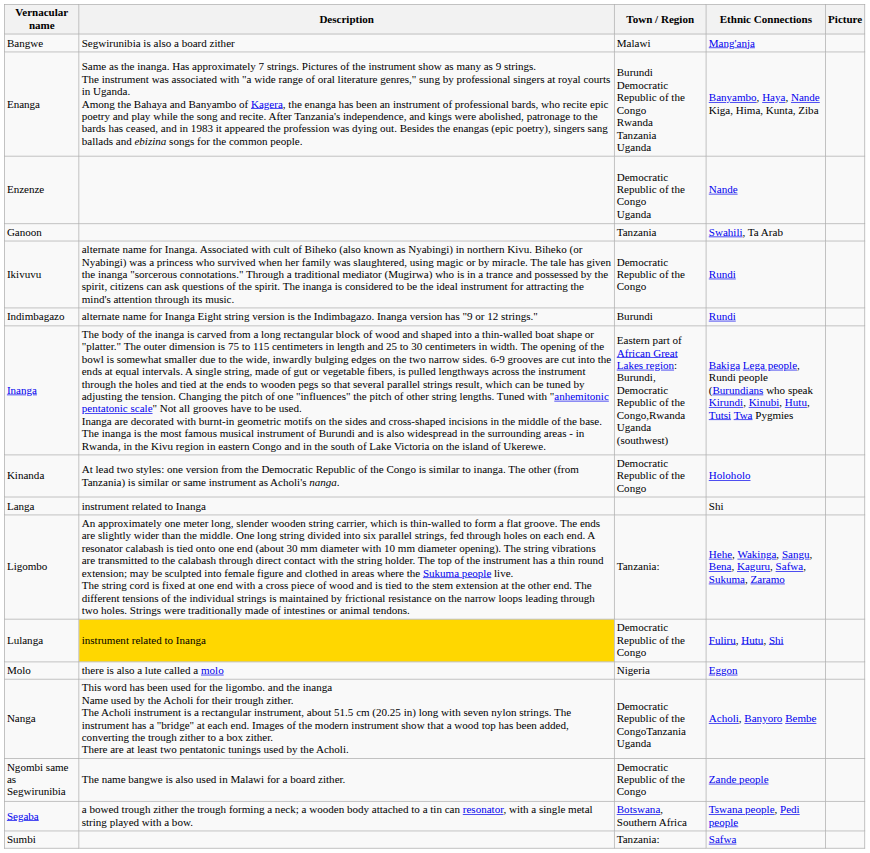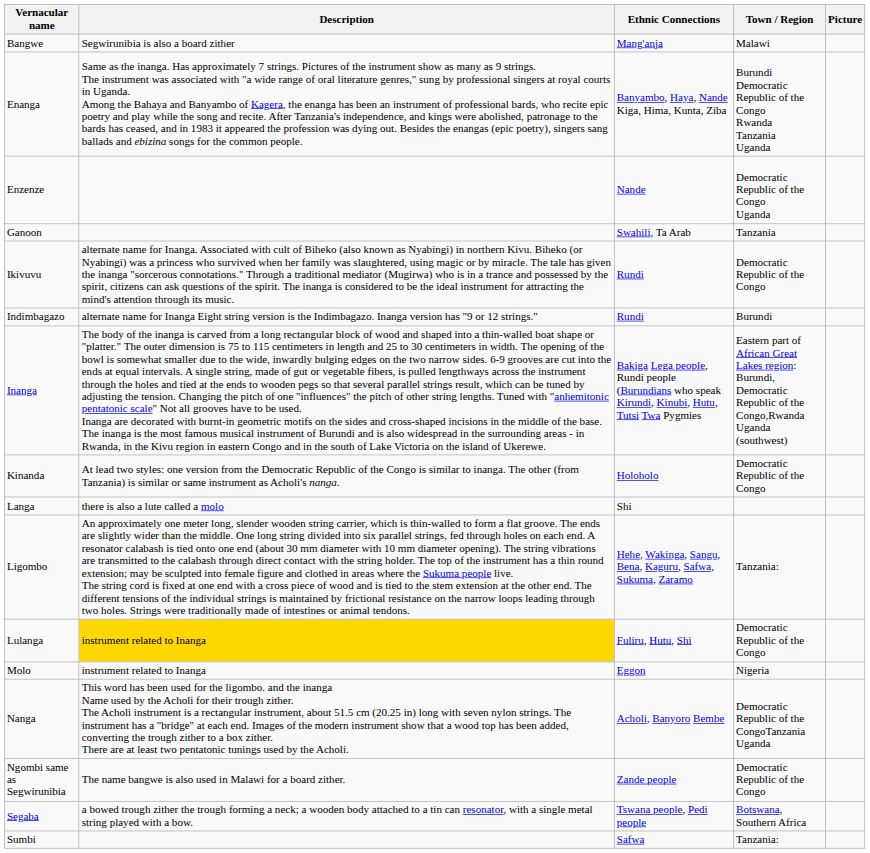columns swapped: (766, 19) <-> (660, 19)
(144, 506) instrument related to Inanga -> (153, 506) there is also a lute called a molo
(153, 670) there is also a lute called a molo -> (144, 670) instrument related to Inanga
